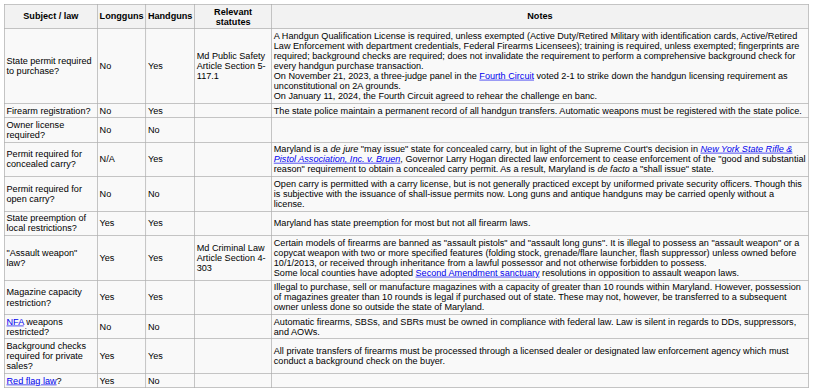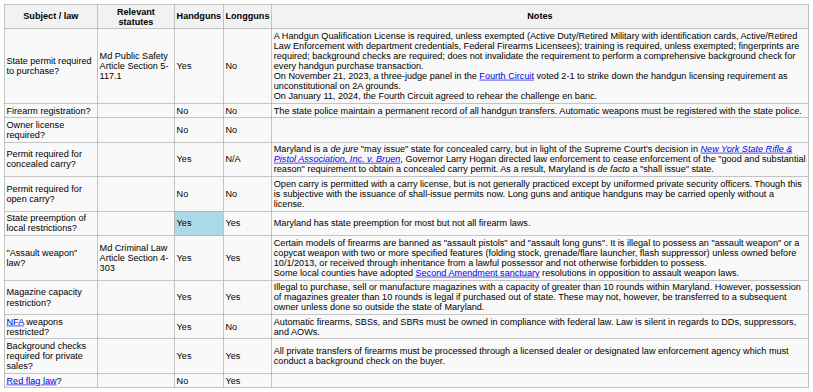columns swapped: (122, 16) <-> (233, 16)
(155, 110) Yes -> (182, 110) No
(155, 223) no background -> (184, 223) lightblue background
(154, 326) No -> (184, 326) Yes
